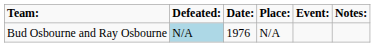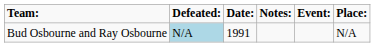columns swapped: (275, 13) <-> (351, 13)
(238, 32) 1976 -> (238, 32) 1991
